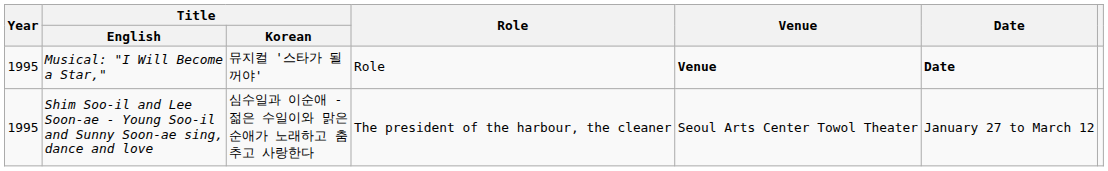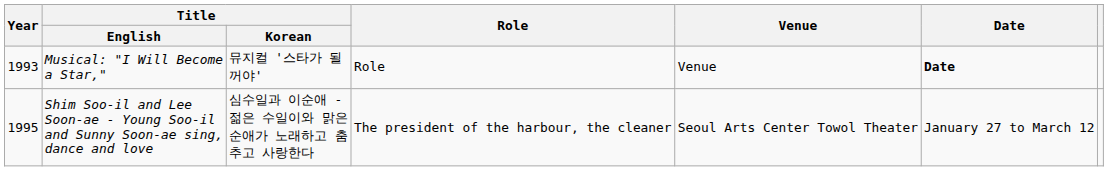(23, 67) 1995 -> (23, 67) 1993
(697, 67) bold -> (697, 67) normal
